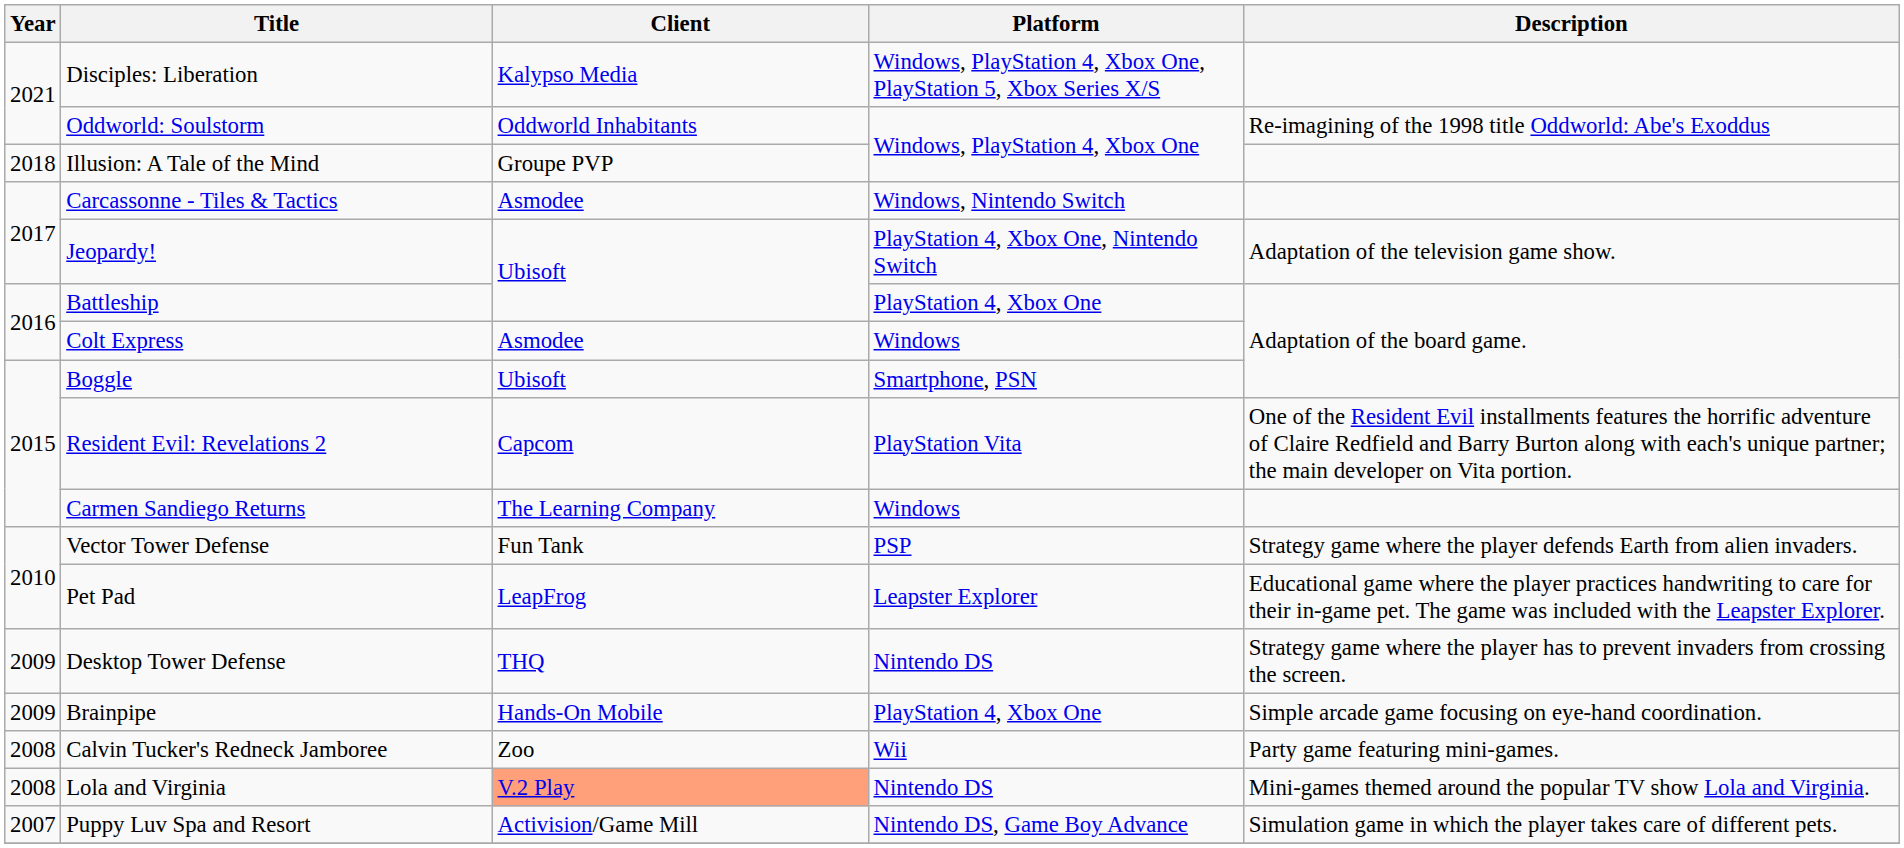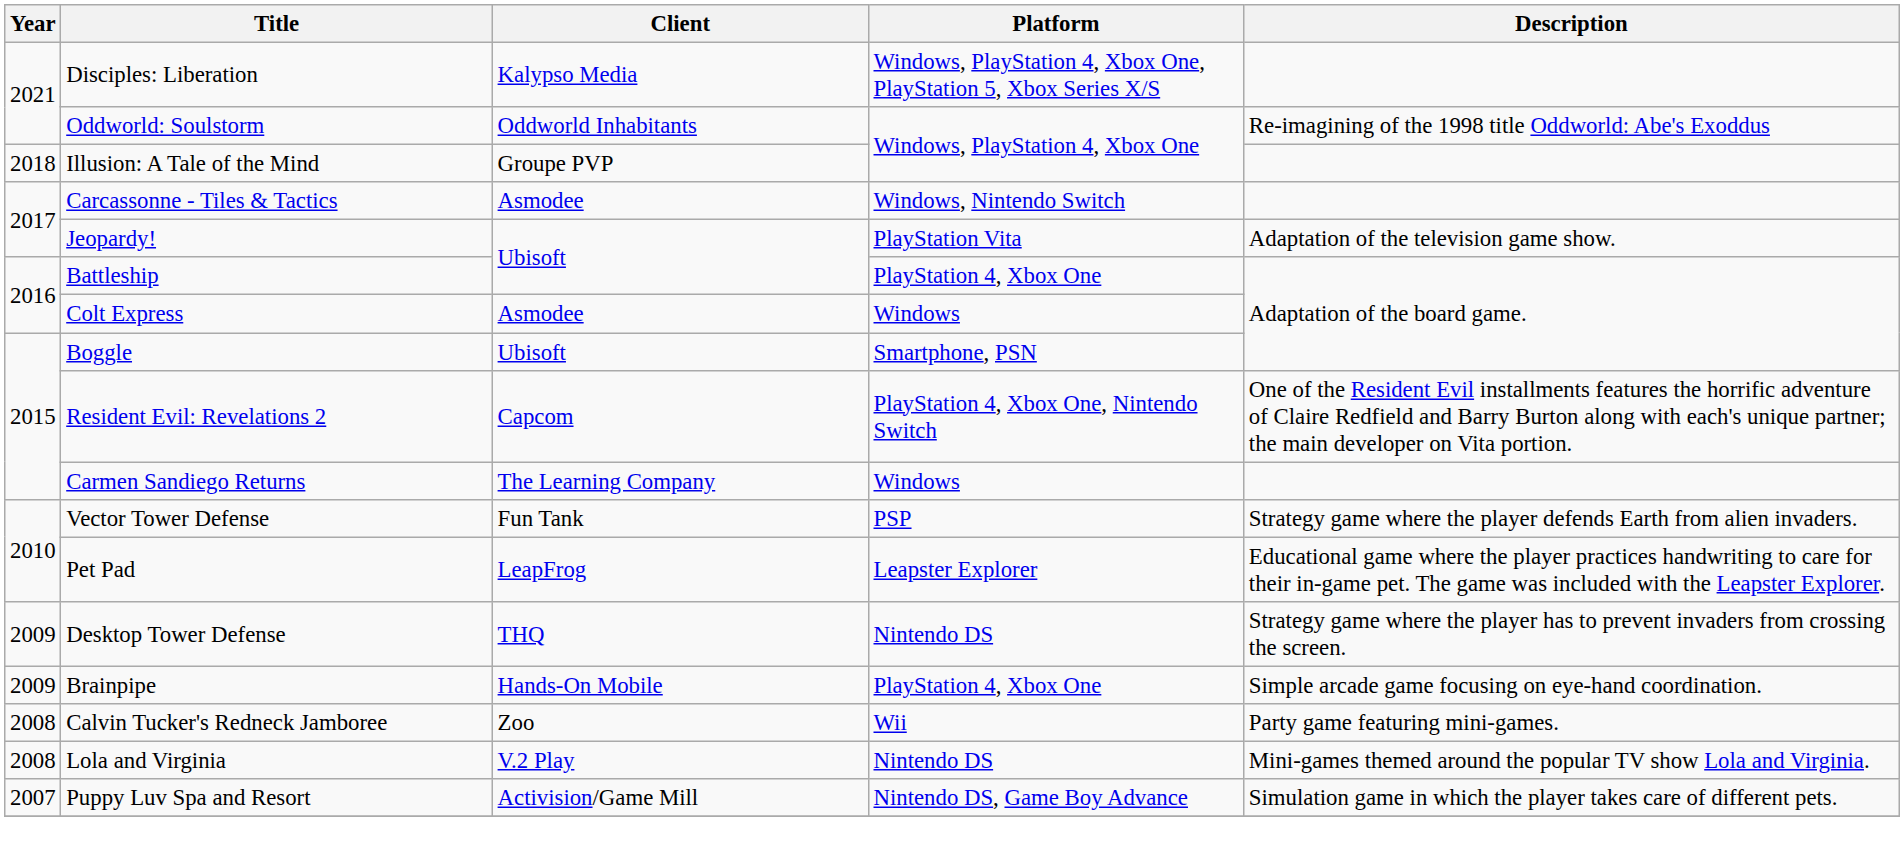(1036, 251) PlayStation 4, Xbox One, Nintendo Switch -> (948, 238) PlayStation Vita
(948, 442) PlayStation Vita -> (1036, 415) PlayStation 4, Xbox One, Nintendo Switch
(536, 786) lightsalmon background -> (536, 759) no background
